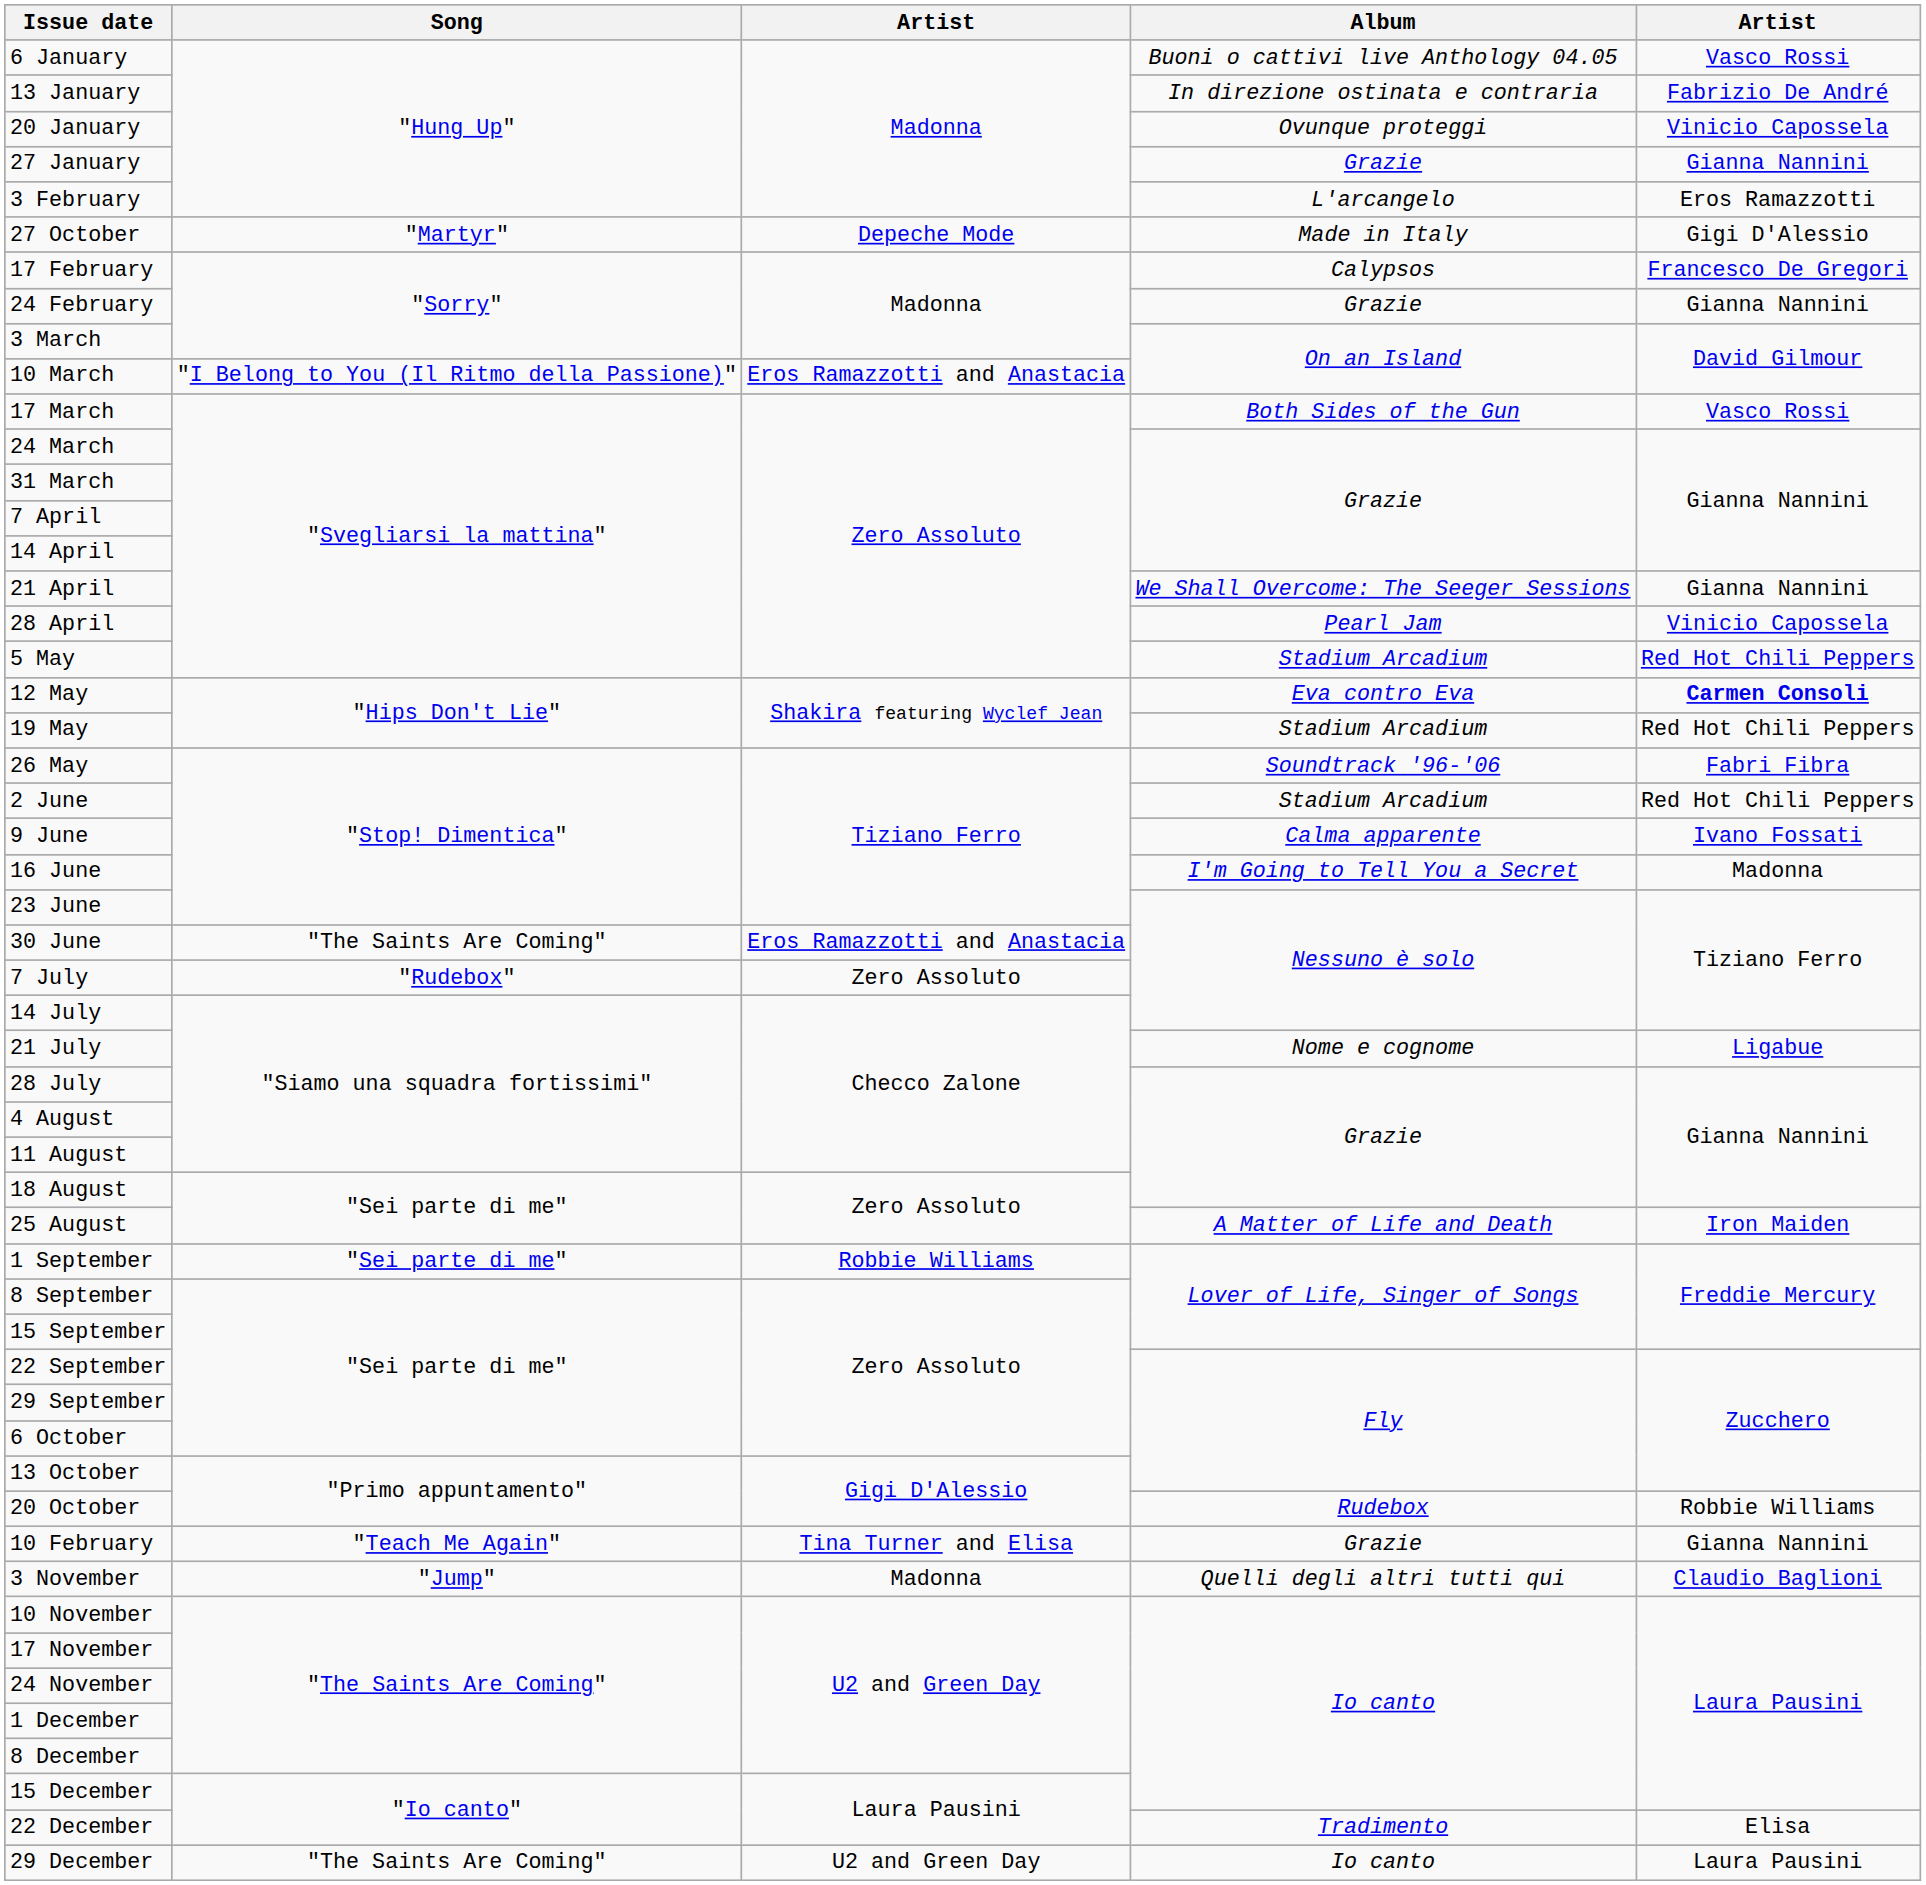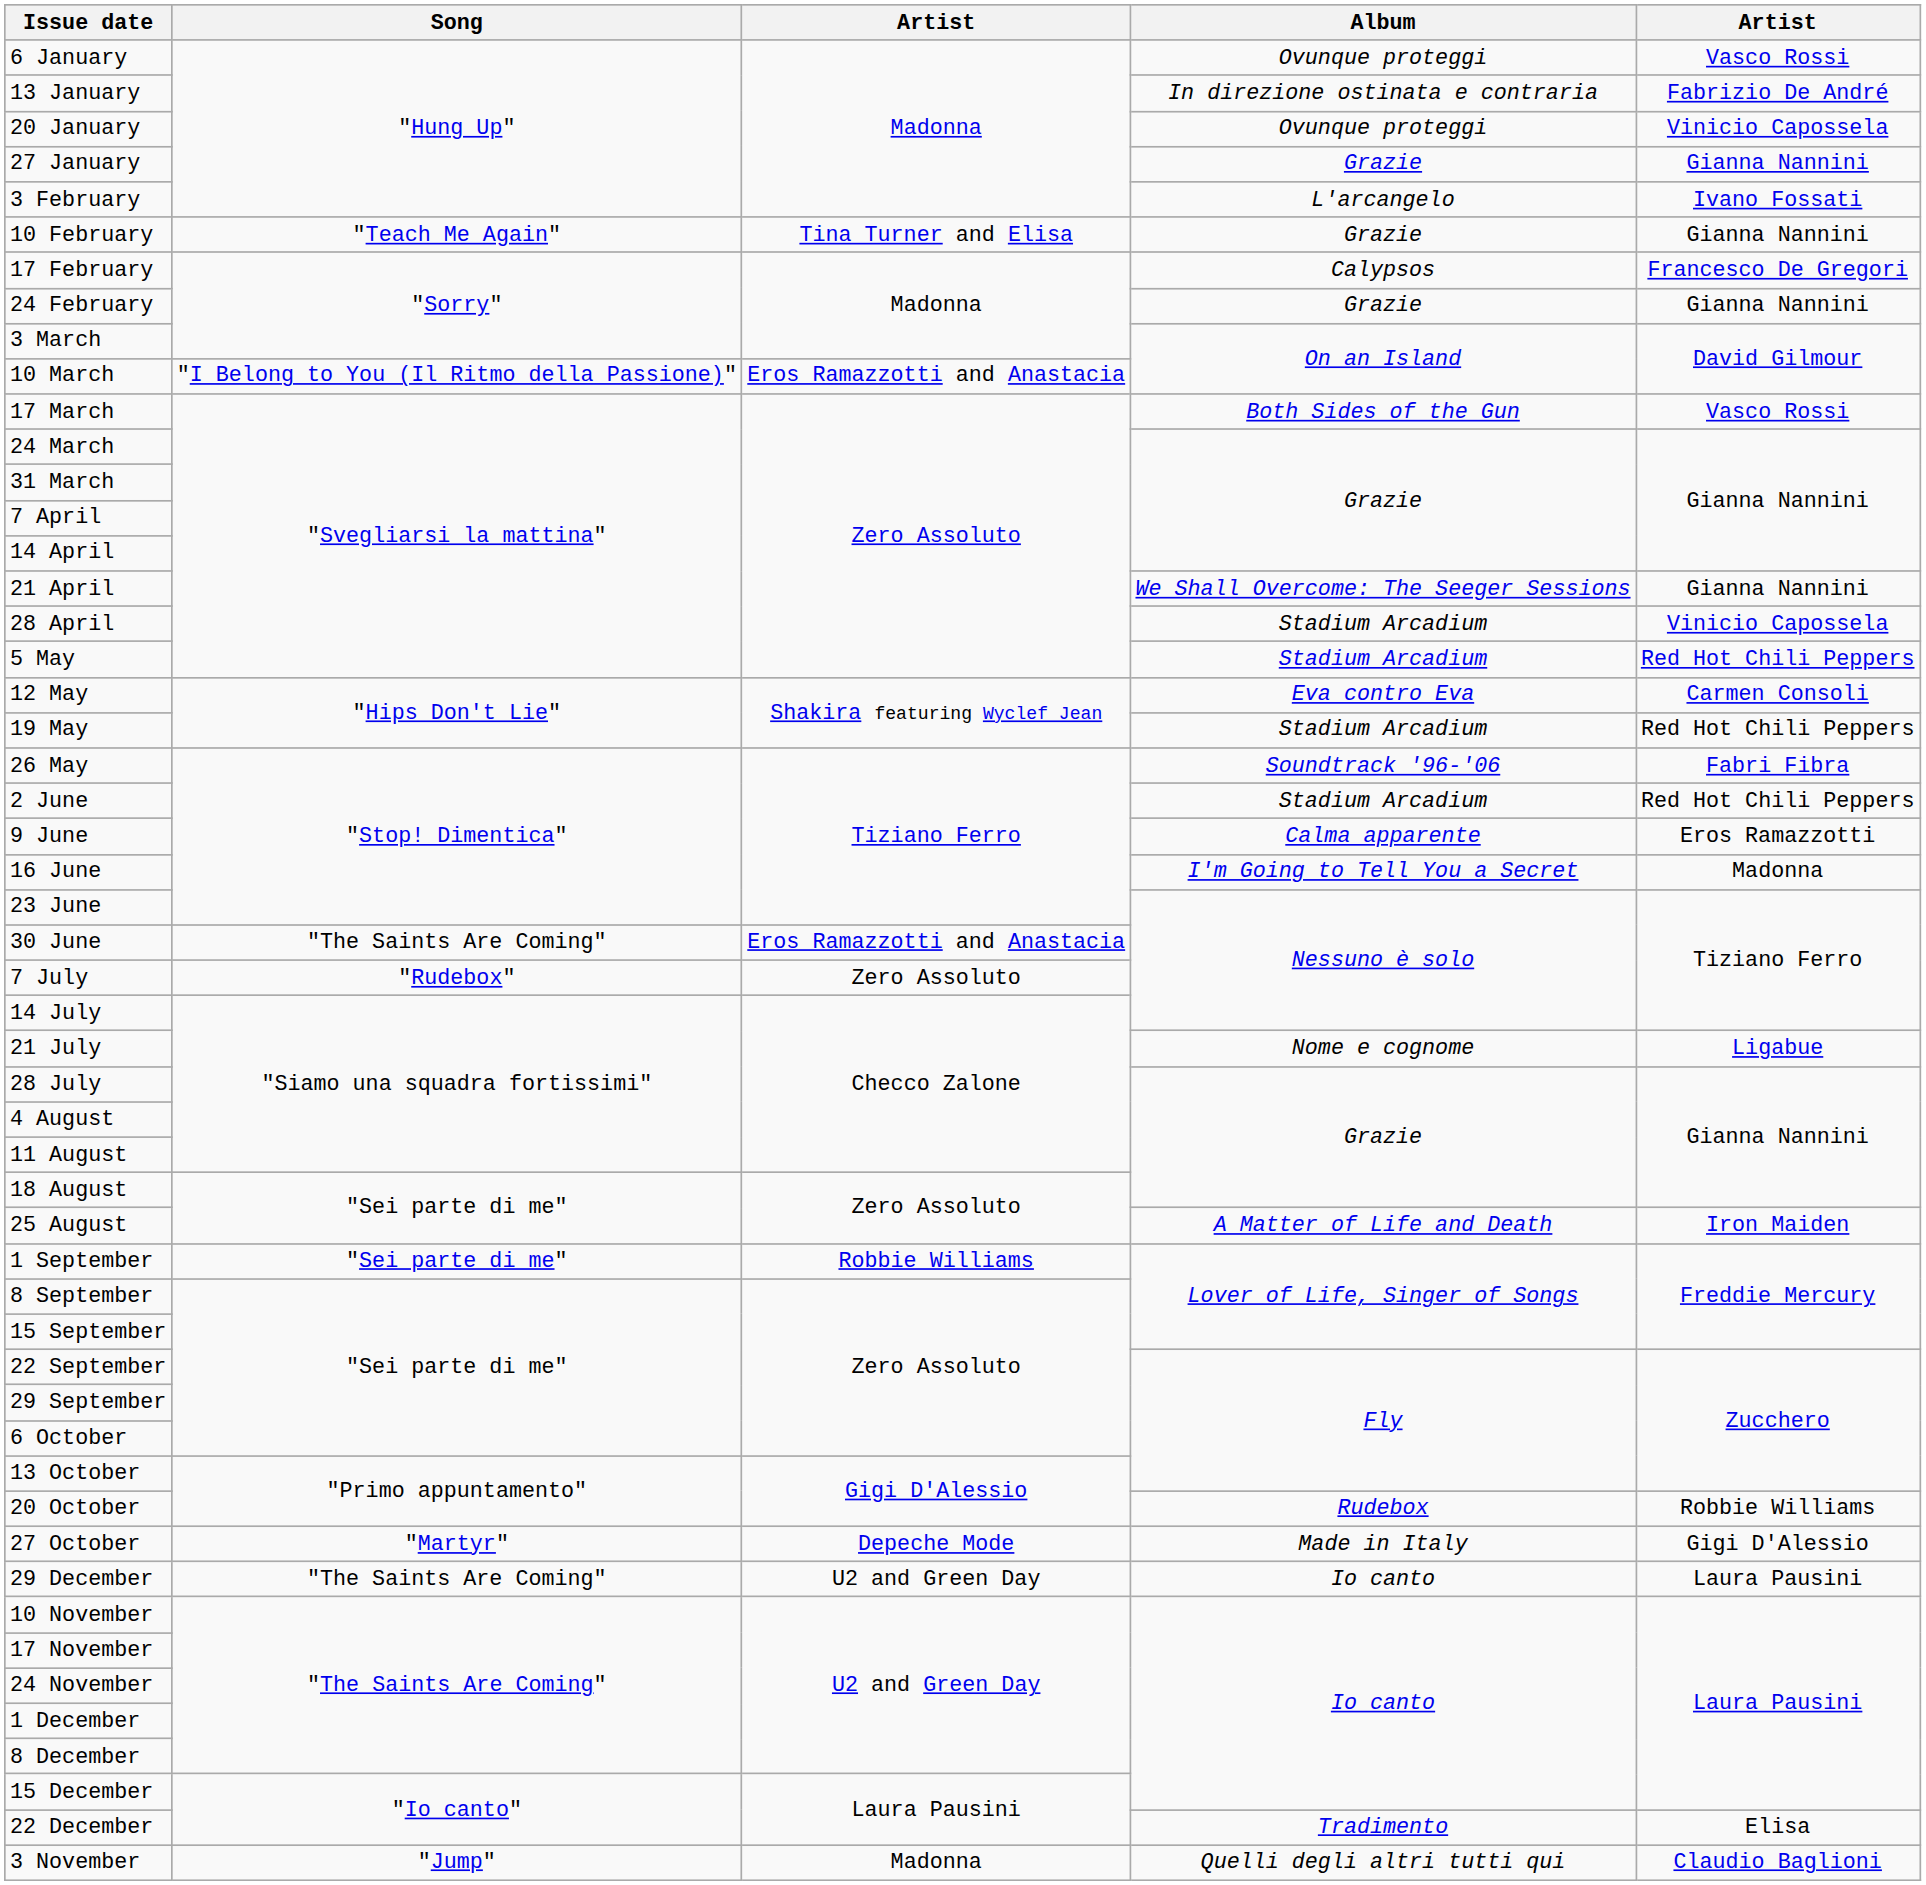(1383, 58) Buoni o cattivi live Anthology 04.05 -> (1383, 58) Ovunque proteggi
(1778, 199) Eros Ramazzotti -> (1778, 199) Ivano Fossati
rows swapped: (82, 1544) <-> (75, 235)
(1383, 624) Pearl Jam -> (1383, 624) Stadium Arcadium
(1778, 695) bold -> (1778, 695) normal
(1778, 836) Ivano Fossati -> (1778, 836) Eros Ramazzotti
rows swapped: (75, 1579) <-> (82, 1862)
